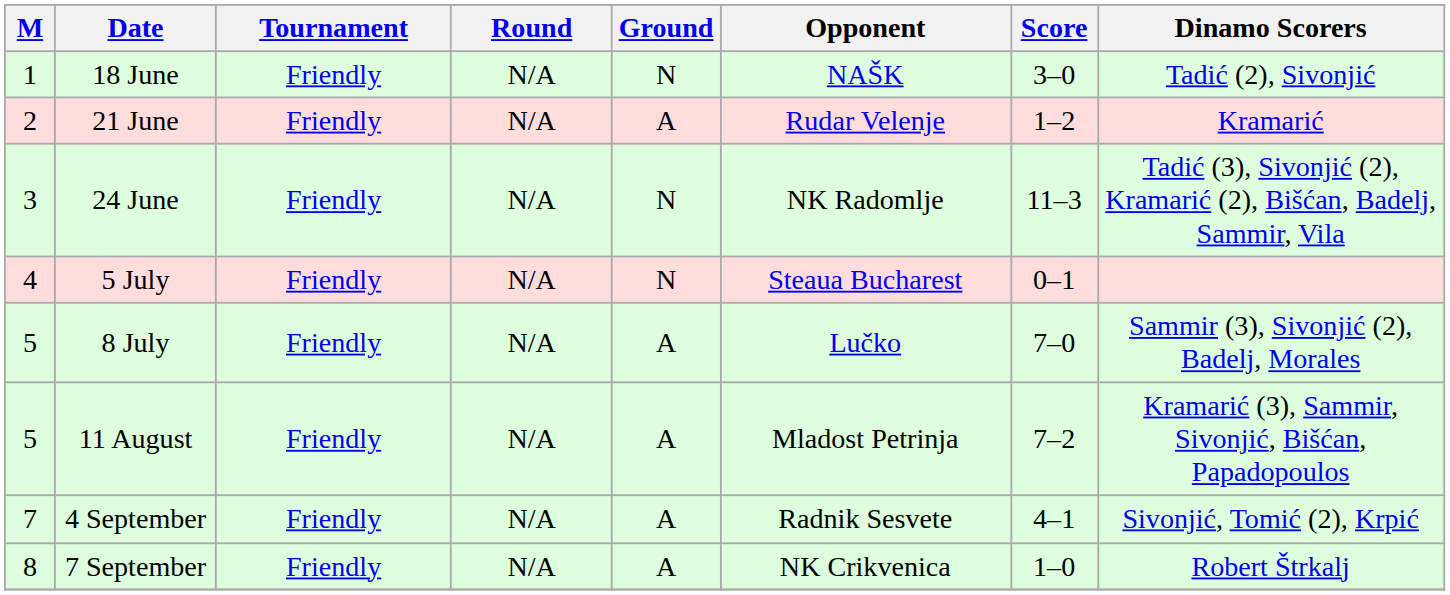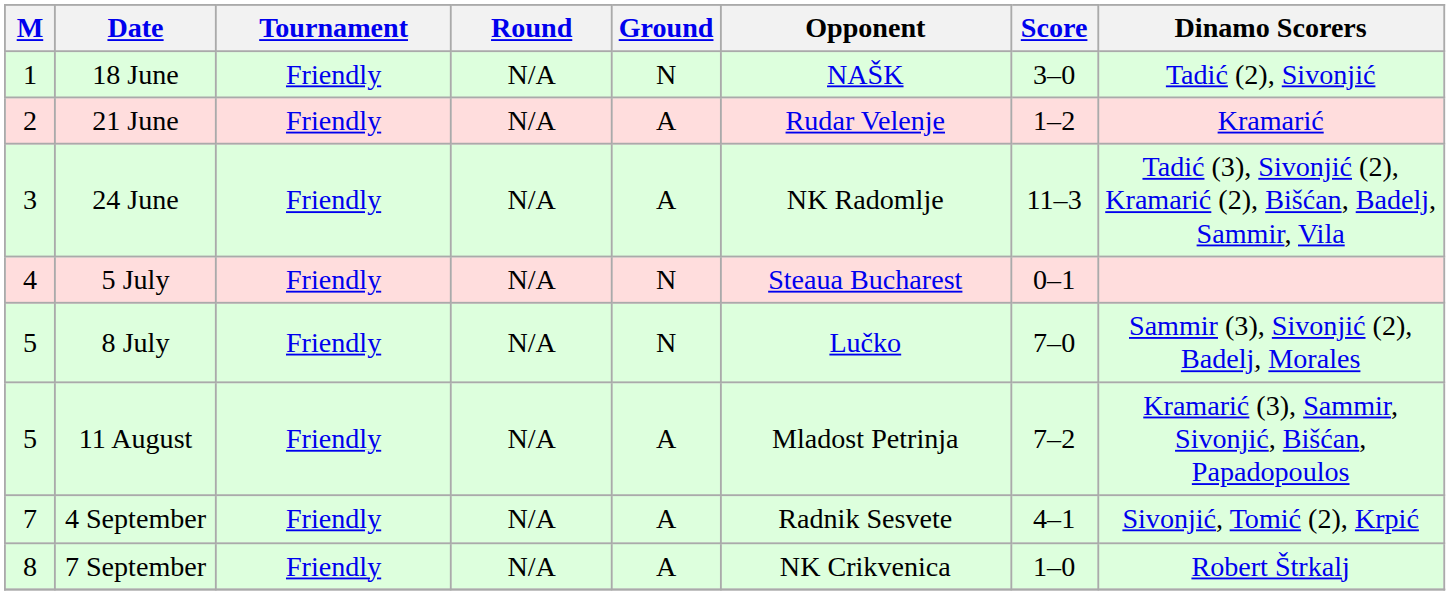(666, 200) N -> (666, 200) A
(666, 342) A -> (666, 342) N
